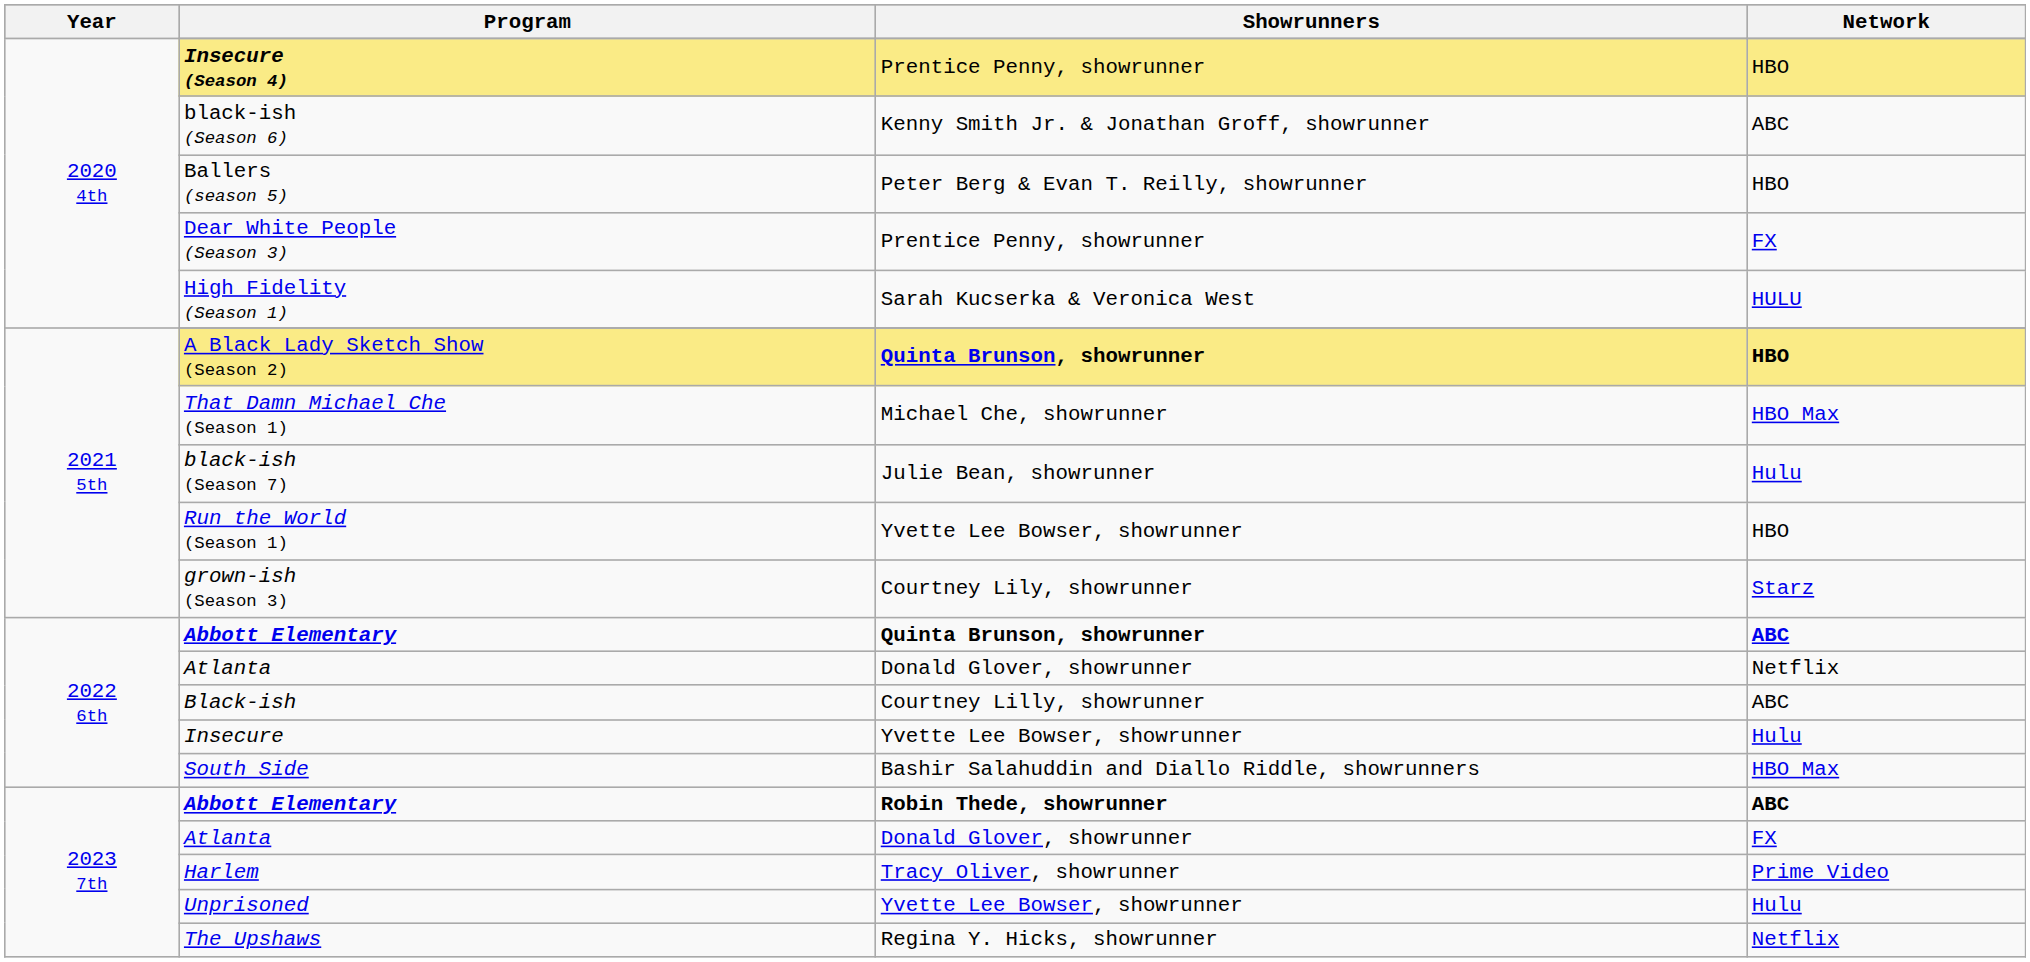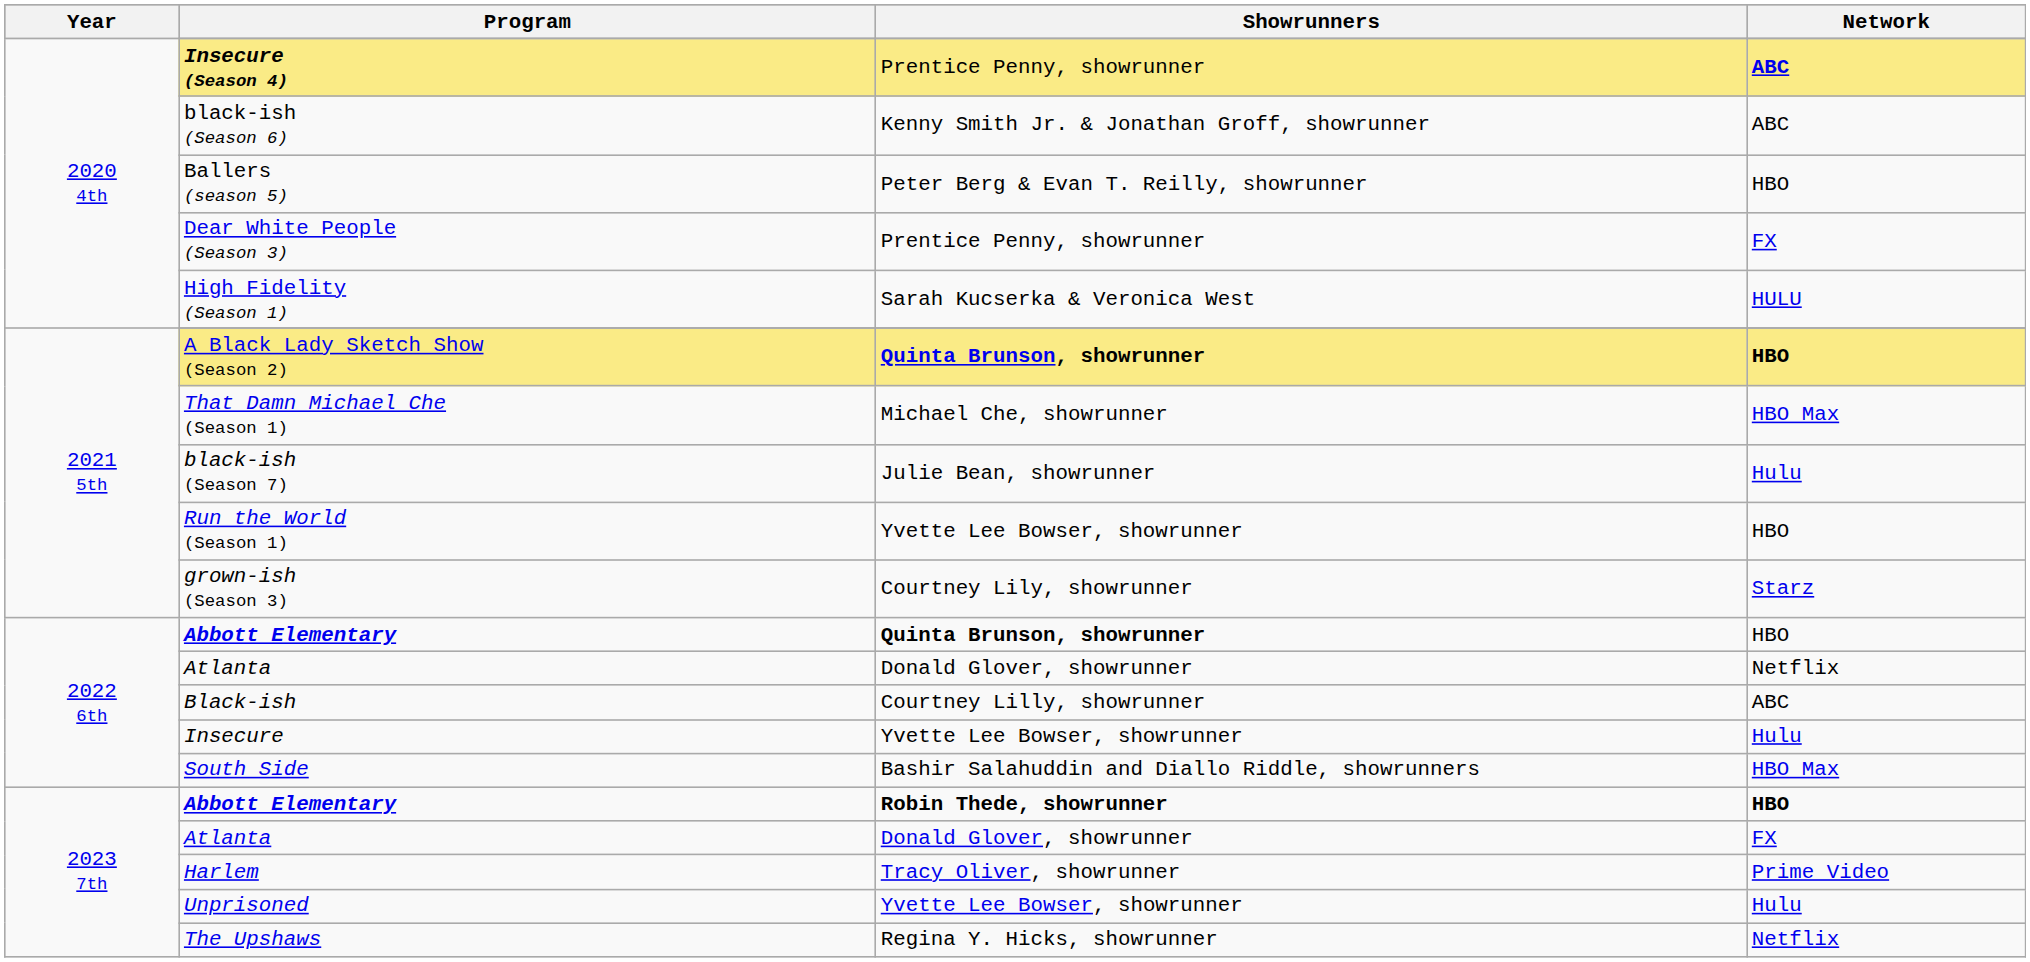(1771, 68) HBO -> (1771, 68) ABC
(1771, 635) ABC -> (1771, 635) HBO
(1771, 804) ABC -> (1771, 804) HBO
